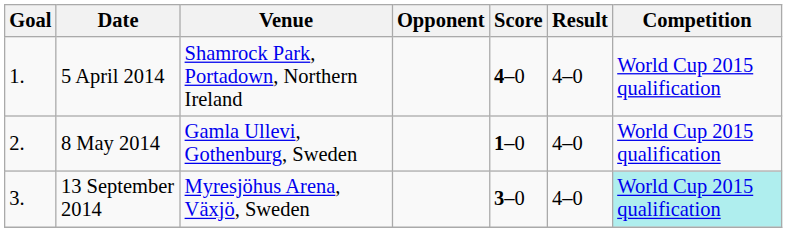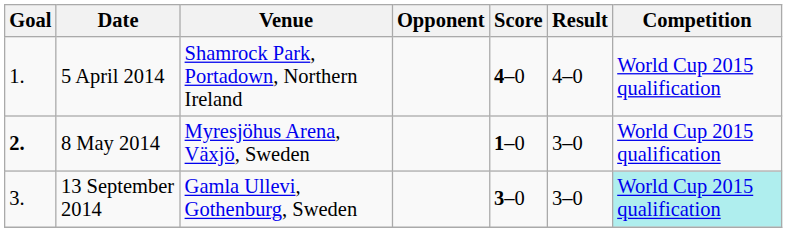(17, 143) normal -> (17, 143) bold
(271, 143) Gamla Ullevi, Gothenburg, Sweden -> (263, 143) Myresjöhus Arena, Växjö, Sweden
(567, 143) 4–0 -> (567, 143) 3–0
(263, 198) Myresjöhus Arena, Växjö, Sweden -> (271, 198) Gamla Ullevi, Gothenburg, Sweden
(567, 198) 4–0 -> (567, 198) 3–0
